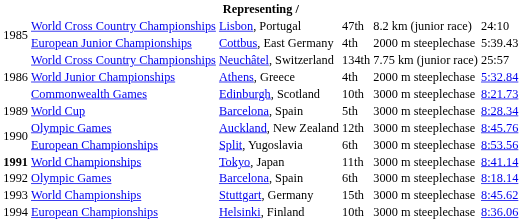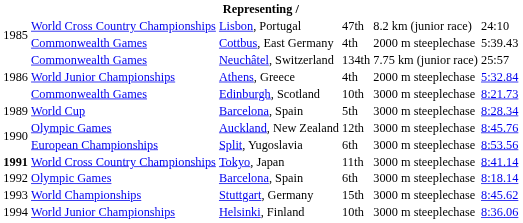(111, 43) European Junior Championships -> (89, 43) Commonwealth Games
(123, 60) World Cross Country Championships -> (89, 60) Commonwealth Games
(86, 161) World Championships -> (123, 161) World Cross Country Championships
(95, 212) European Championships -> (103, 212) World Junior Championships
